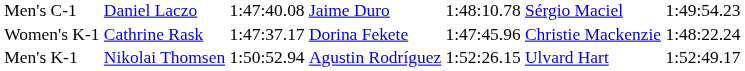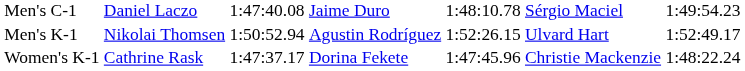rows swapped: (41, 57) <-> (52, 34)
